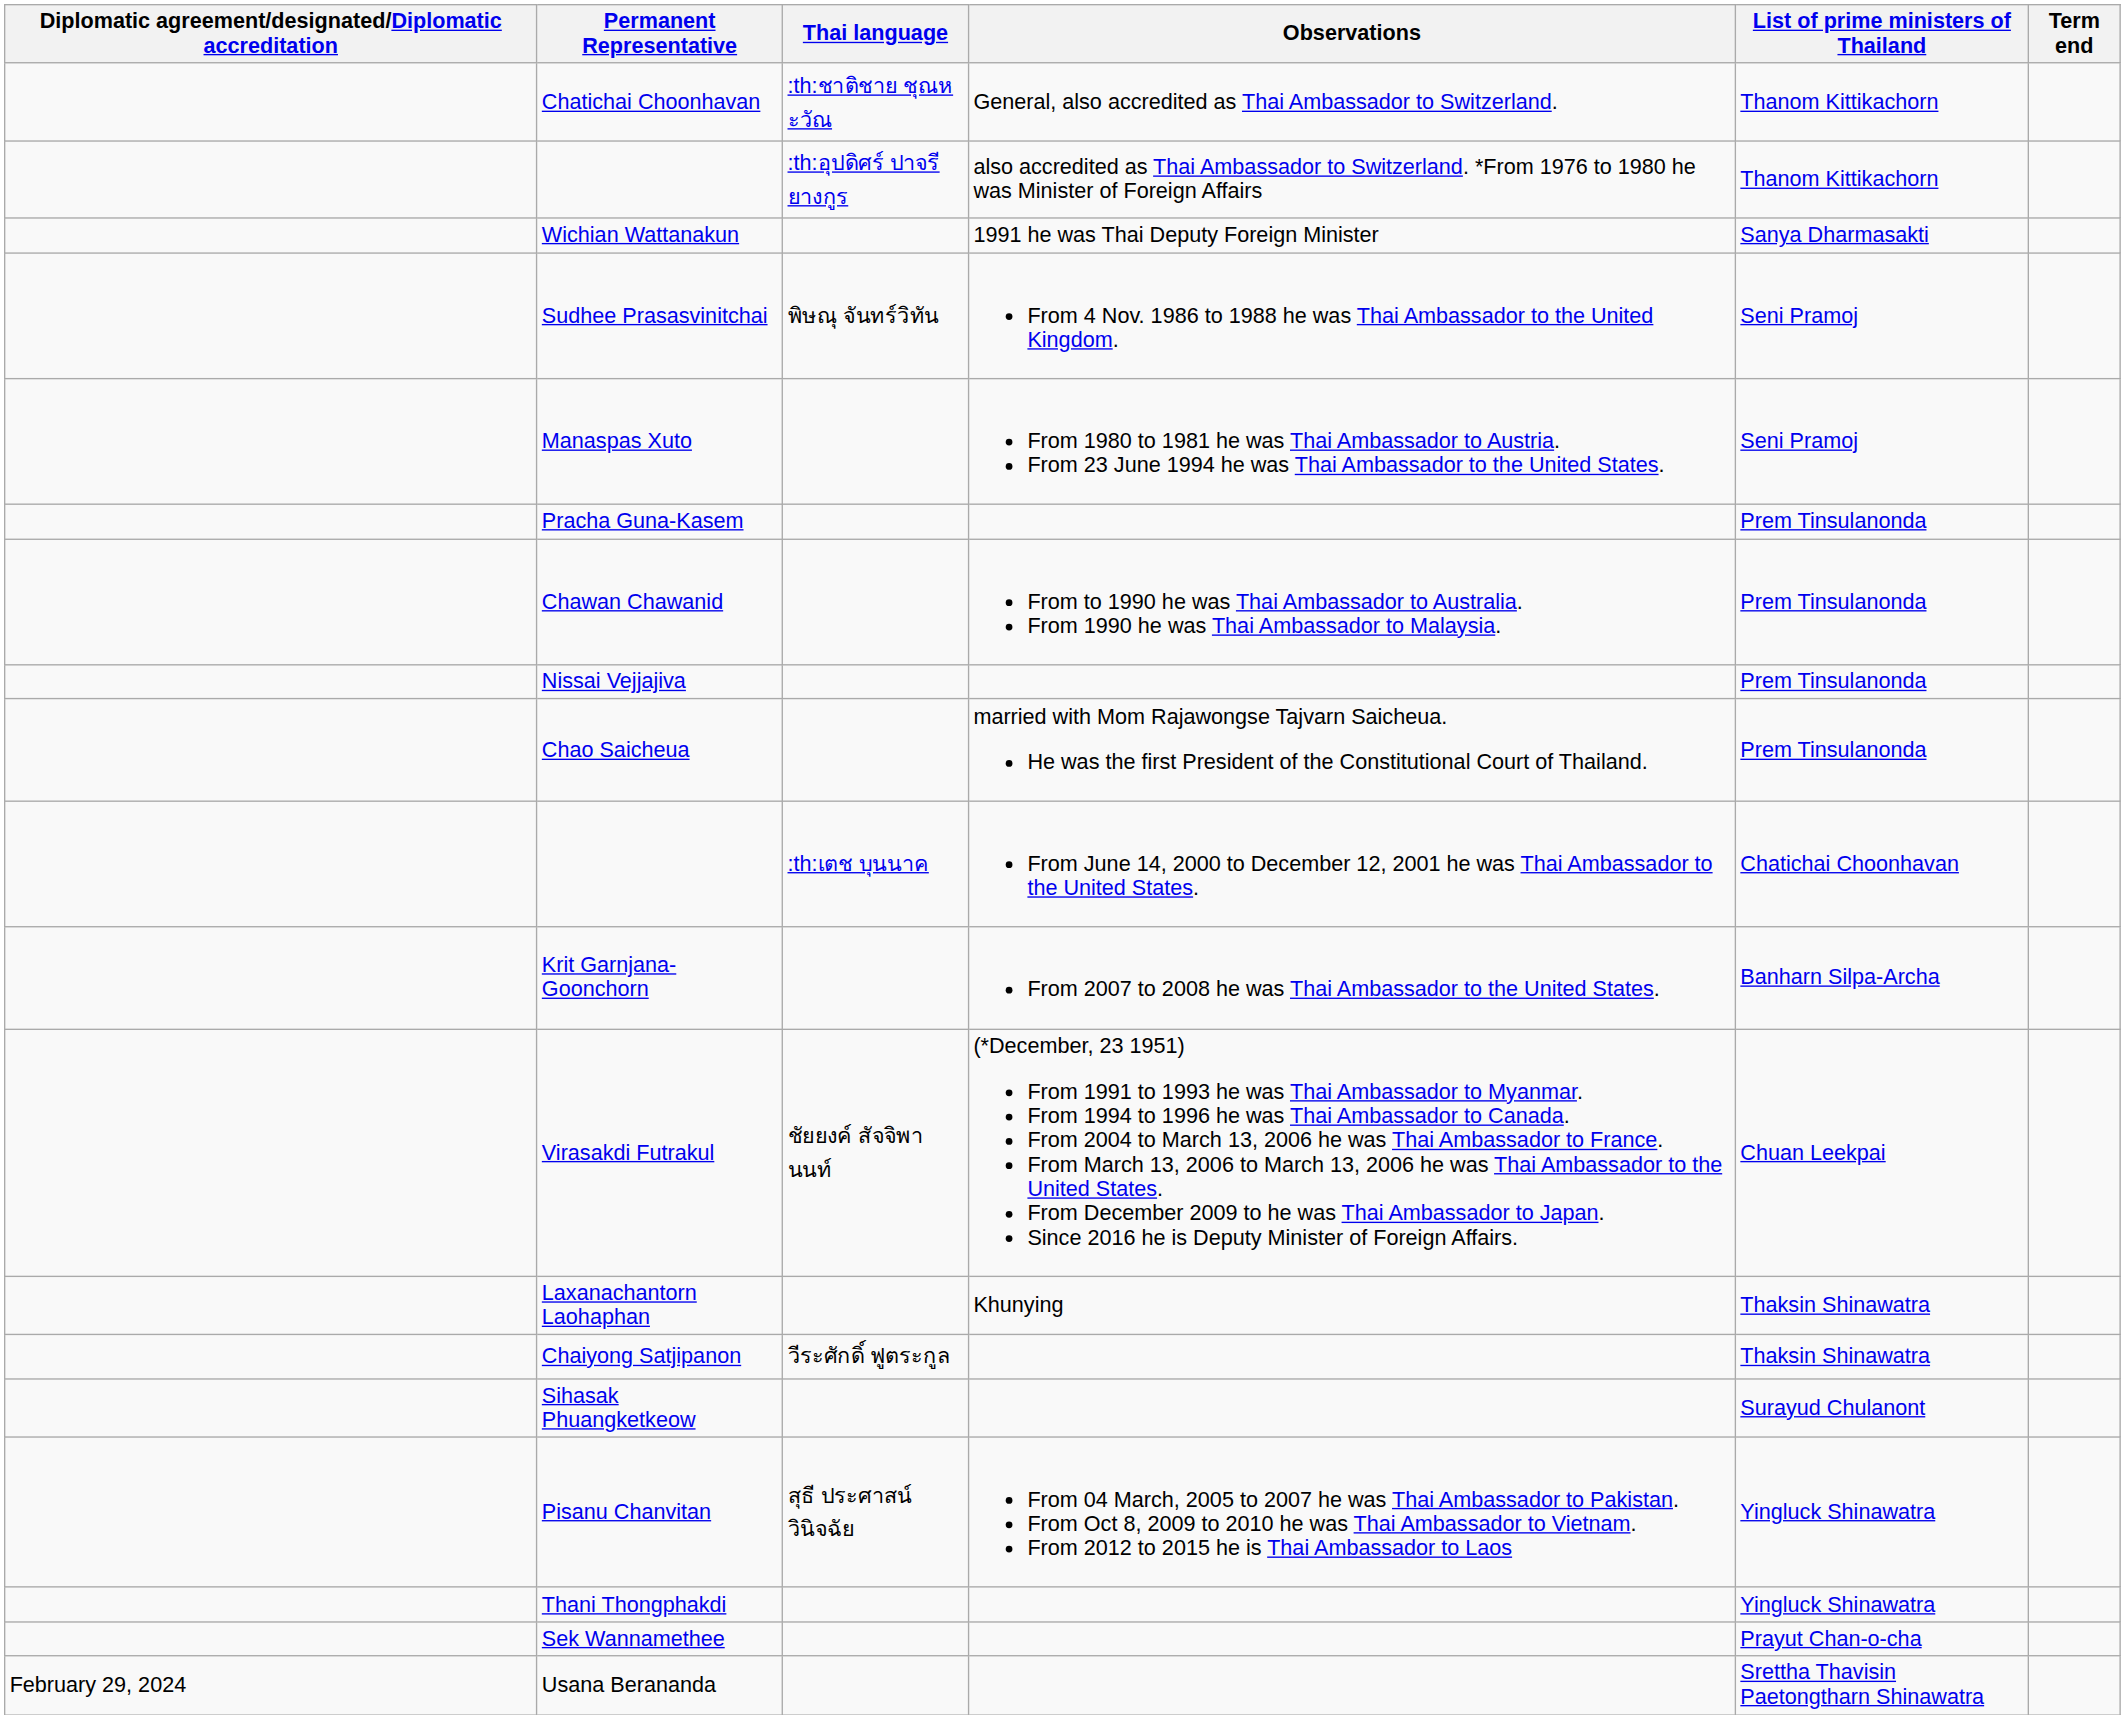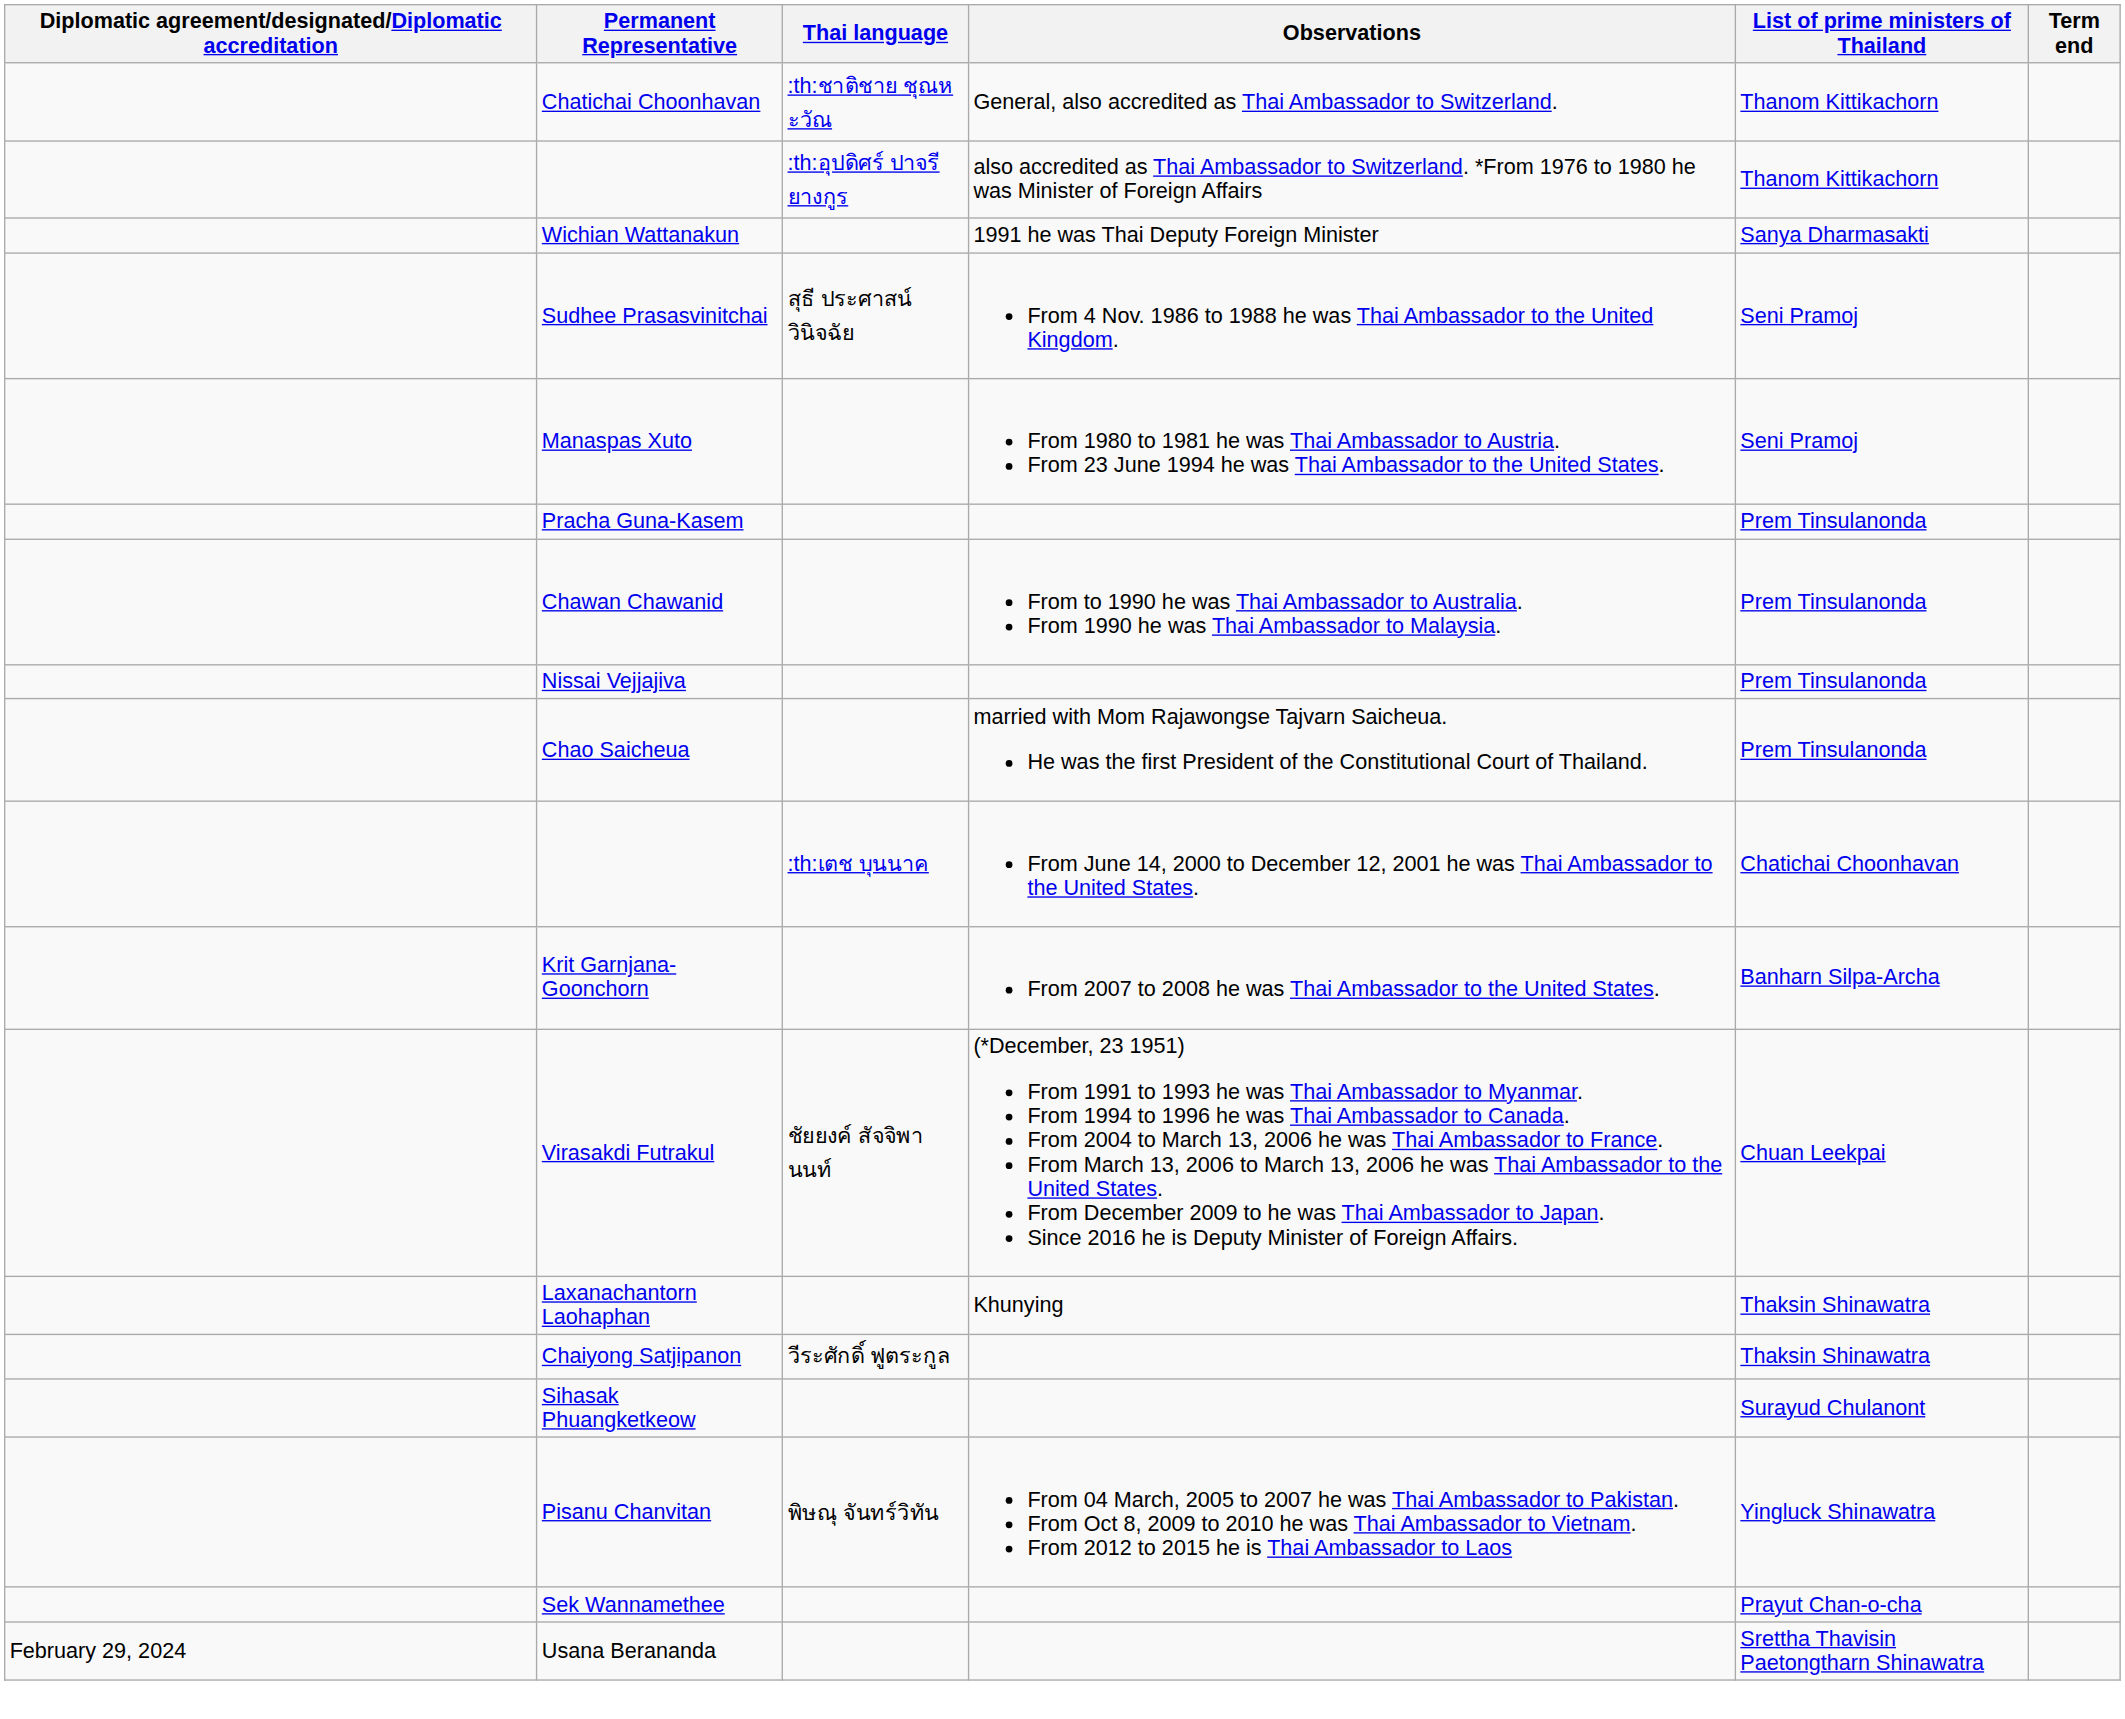(863, 315) พิษณุ จันทร์วิทัน -> (850, 315) สุธี ประศาสน์วินิจฉัย
(850, 1512) สุธี ประศาสน์วินิจฉัย -> (863, 1512) พิษณุ จันทร์วิทัน
- row: (634, 1604)
